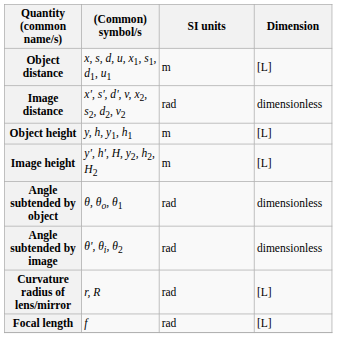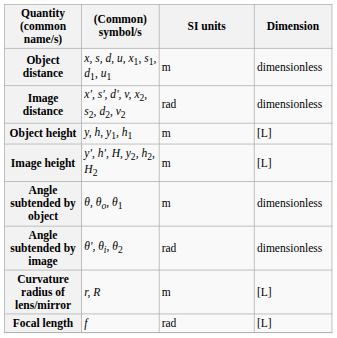(264, 67) [L] -> (290, 67) dimensionless
(169, 203) rad -> (166, 203) m
(169, 292) rad -> (166, 292) m
